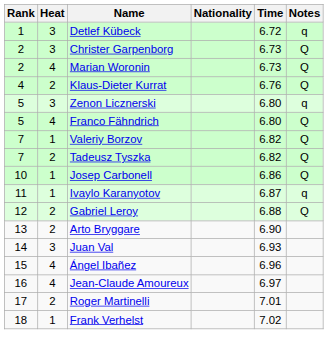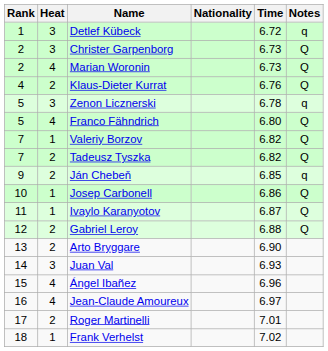(270, 103) 6.80 -> (270, 103) 6.78
+ row: (100, 175)
(304, 193) q -> (304, 211) Q
